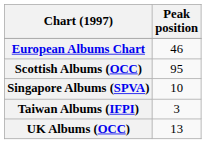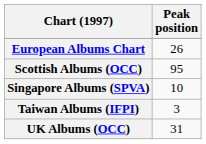(177, 48) 46 -> (177, 48) 26
(177, 128) 13 -> (177, 128) 31
